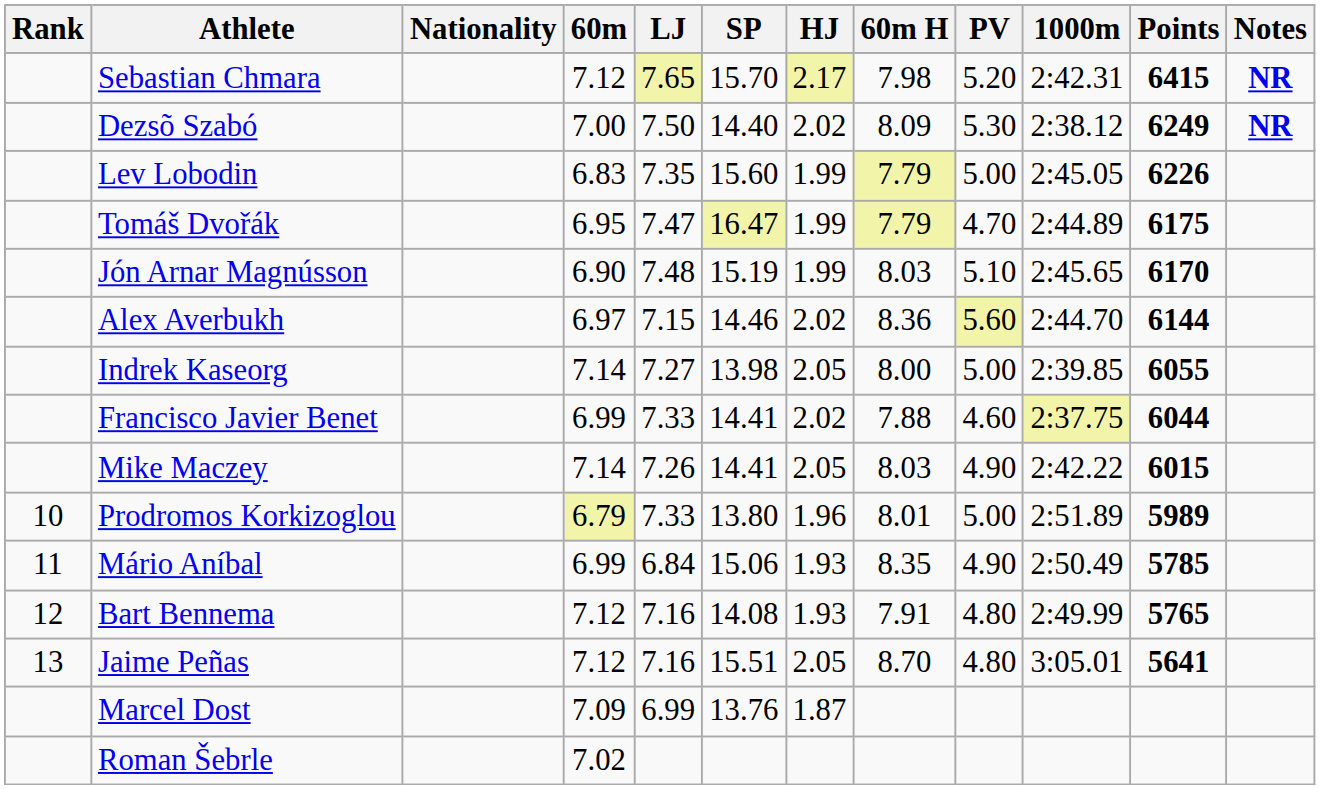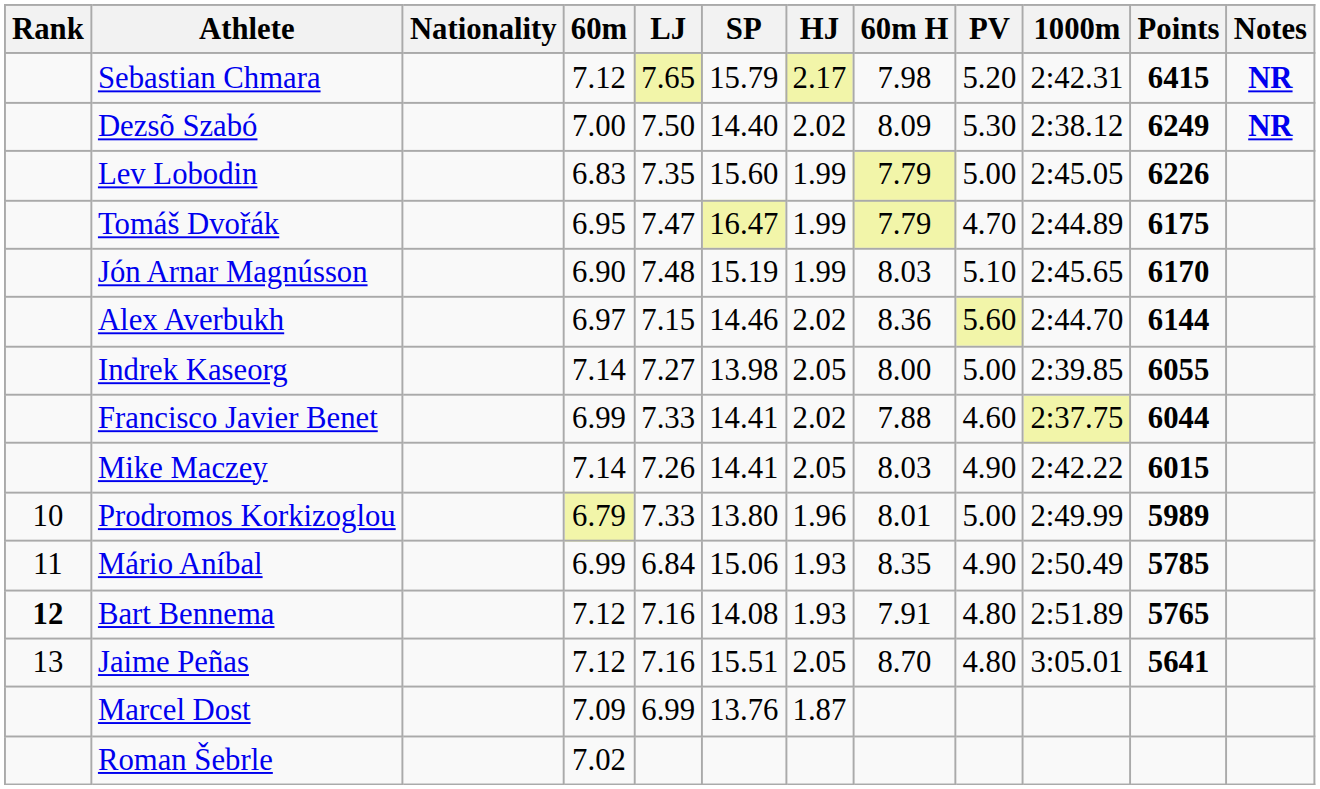(744, 77) 15.70 -> (744, 77) 15.79
(1077, 516) 2:51.89 -> (1077, 516) 2:49.99
(48, 613) normal -> (48, 613) bold
(1077, 613) 2:49.99 -> (1077, 613) 2:51.89
